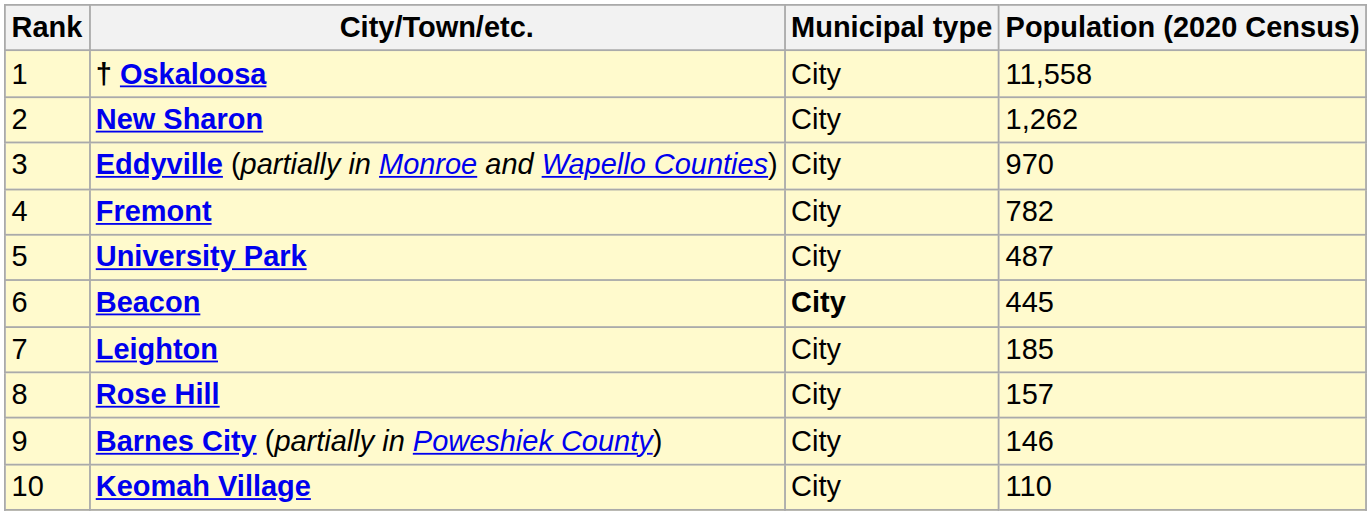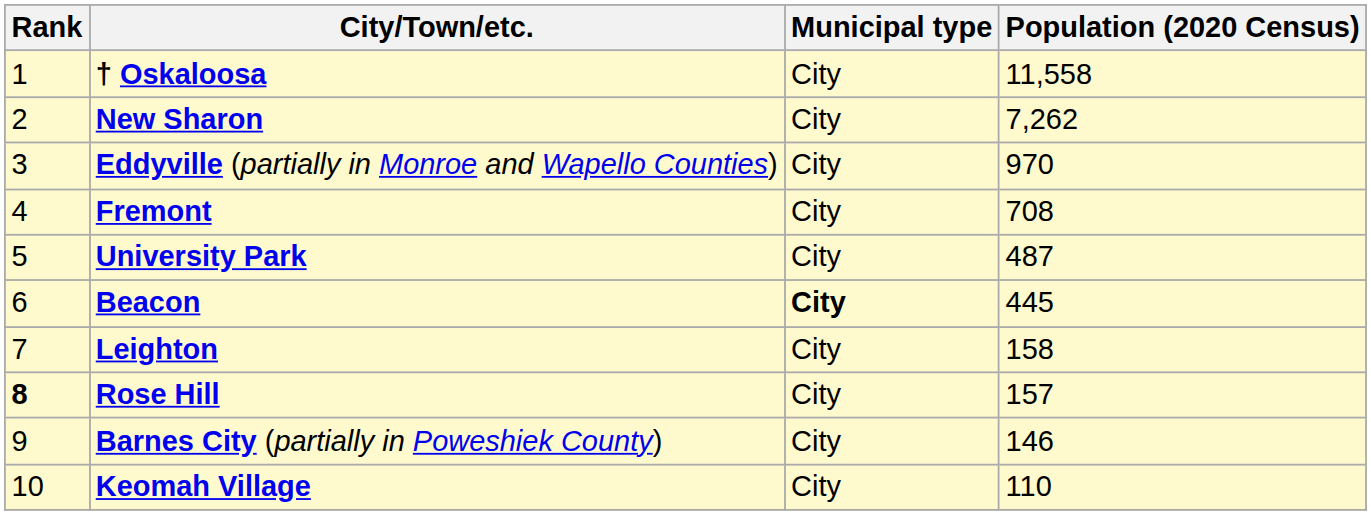(1042, 119) 1,262 -> (1042, 119) 7,262
(1030, 211) 782 -> (1030, 211) 708
(1030, 348) 185 -> (1030, 348) 158
(20, 394) normal -> (20, 394) bold
